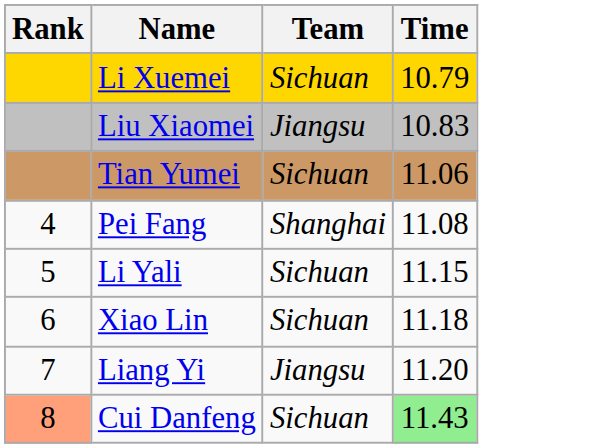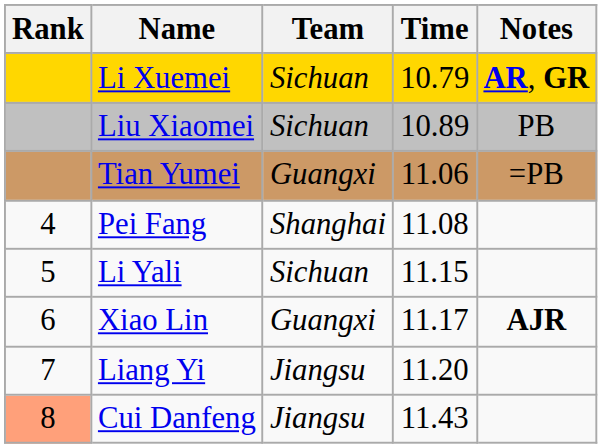+ column: (536, 28)
(318, 126) Jiangsu -> (319, 126) Sichuan
(435, 126) 10.83 -> (435, 126) 10.89
(319, 175) Sichuan -> (323, 175) Guangxi
(319, 321) Sichuan -> (323, 321) Guangxi
(435, 321) 11.18 -> (435, 321) 11.17
(319, 418) Sichuan -> (318, 418) Jiangsu
(435, 418) lightgreen background -> (435, 418) no background
